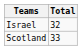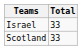(55, 25) 32 -> (55, 25) 33
